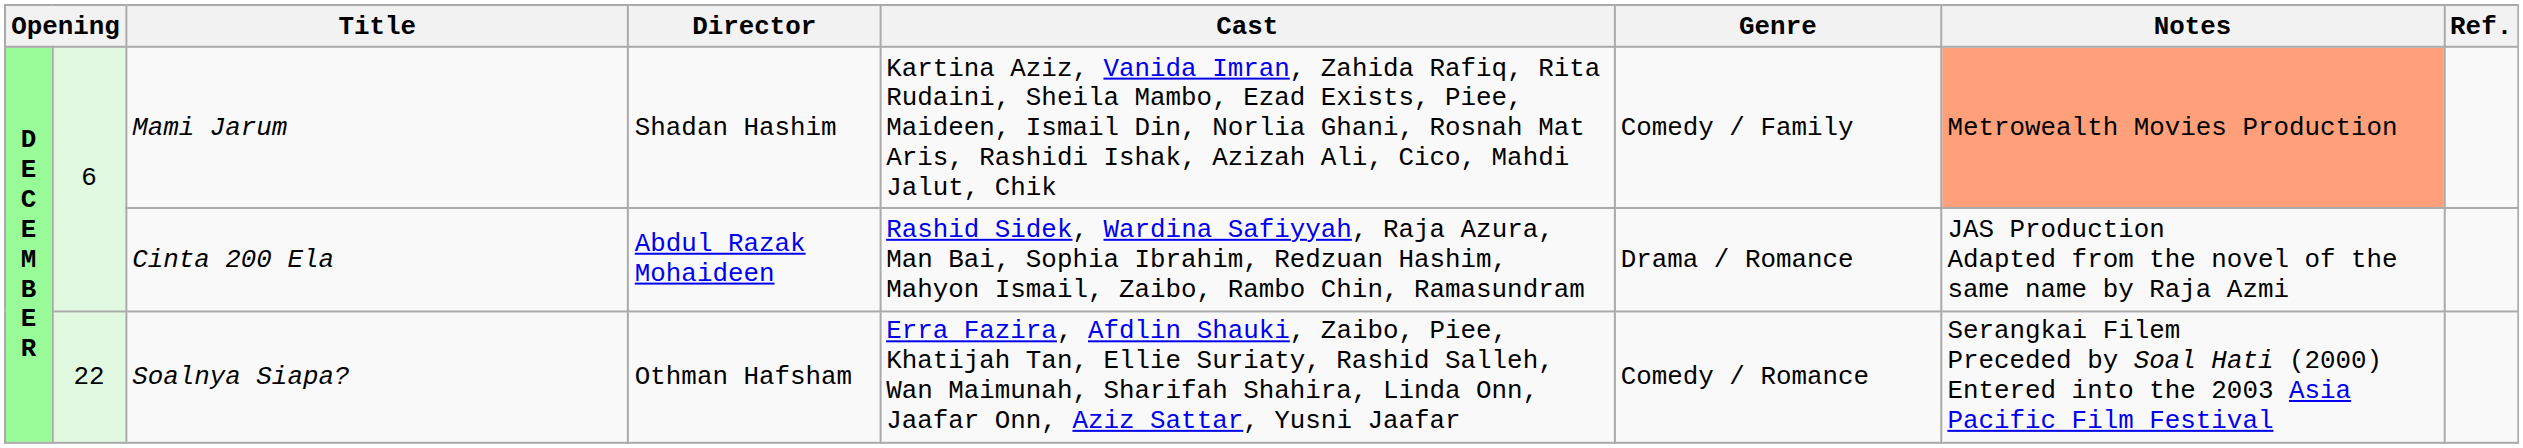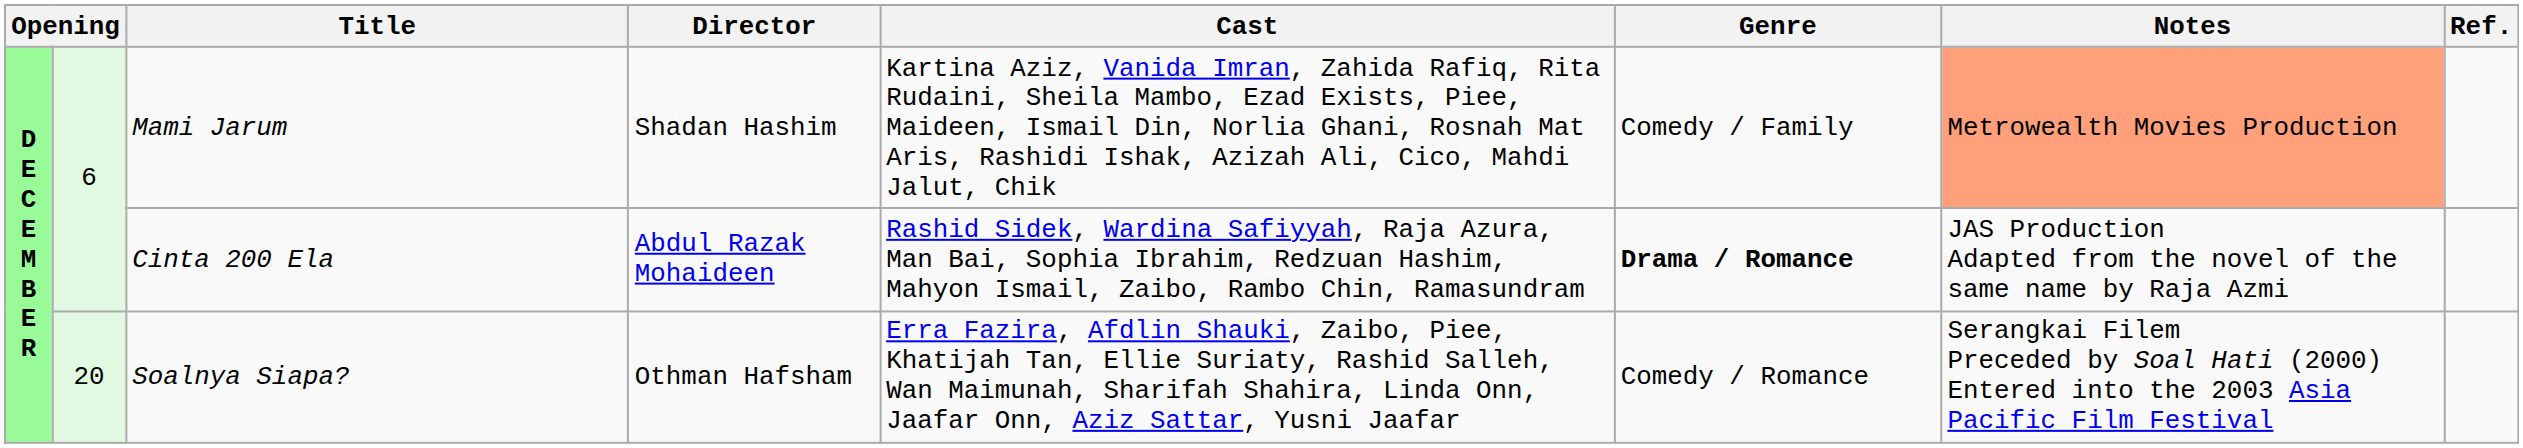(1737, 260) normal -> (1737, 260) bold
(89, 376) 22 -> (89, 376) 20
